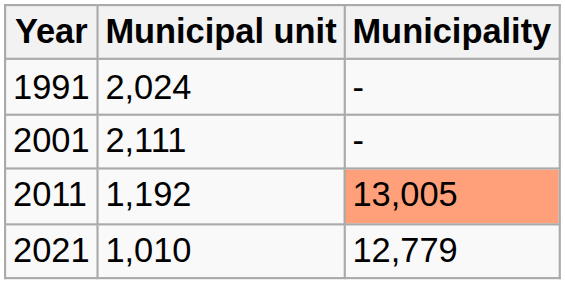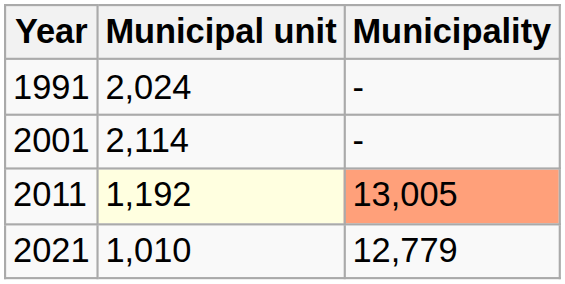(146, 140) 2,111 -> (147, 140) 2,114
(148, 195) no background -> (148, 195) lightyellow background
